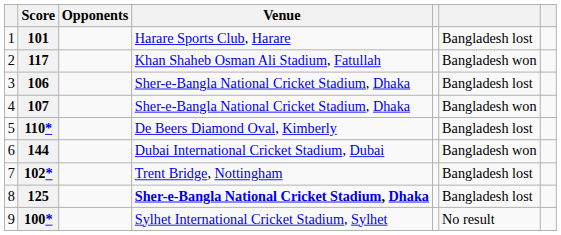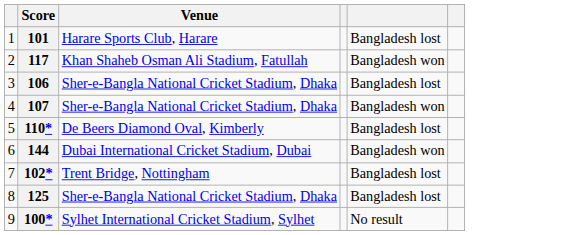- column: (95, 15)
(282, 196) bold -> (199, 196) normal
